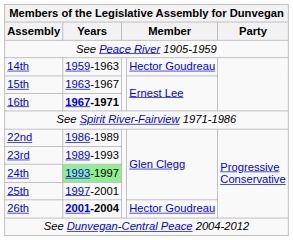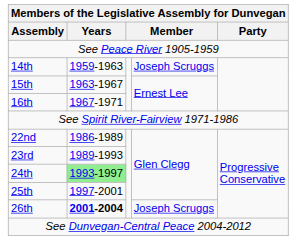(172, 66) Hector Goudreau -> (174, 66) Joseph Scruggs
(92, 102) bold -> (96, 102) normal
(172, 208) Hector Goudreau -> (174, 208) Joseph Scruggs
